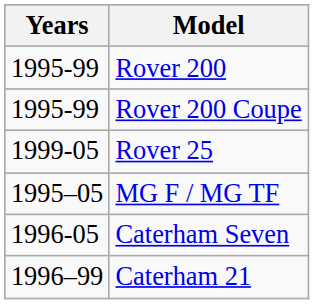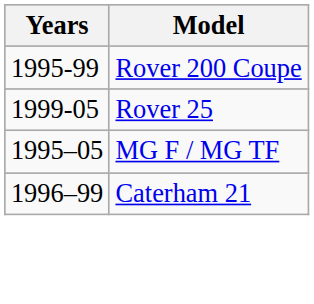- row: (171, 67)
- row: (202, 234)
